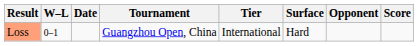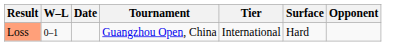- column: (397, 13)
